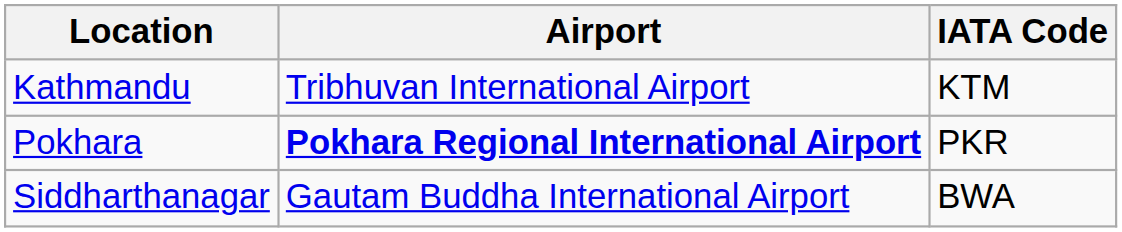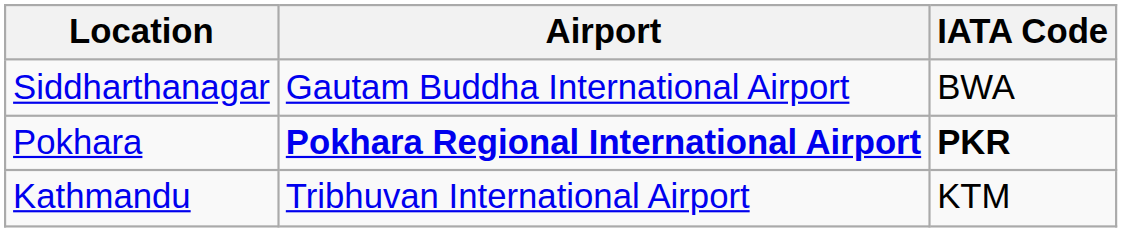rows swapped: (102, 87) <-> (141, 197)
(973, 142) normal -> (974, 142) bold
